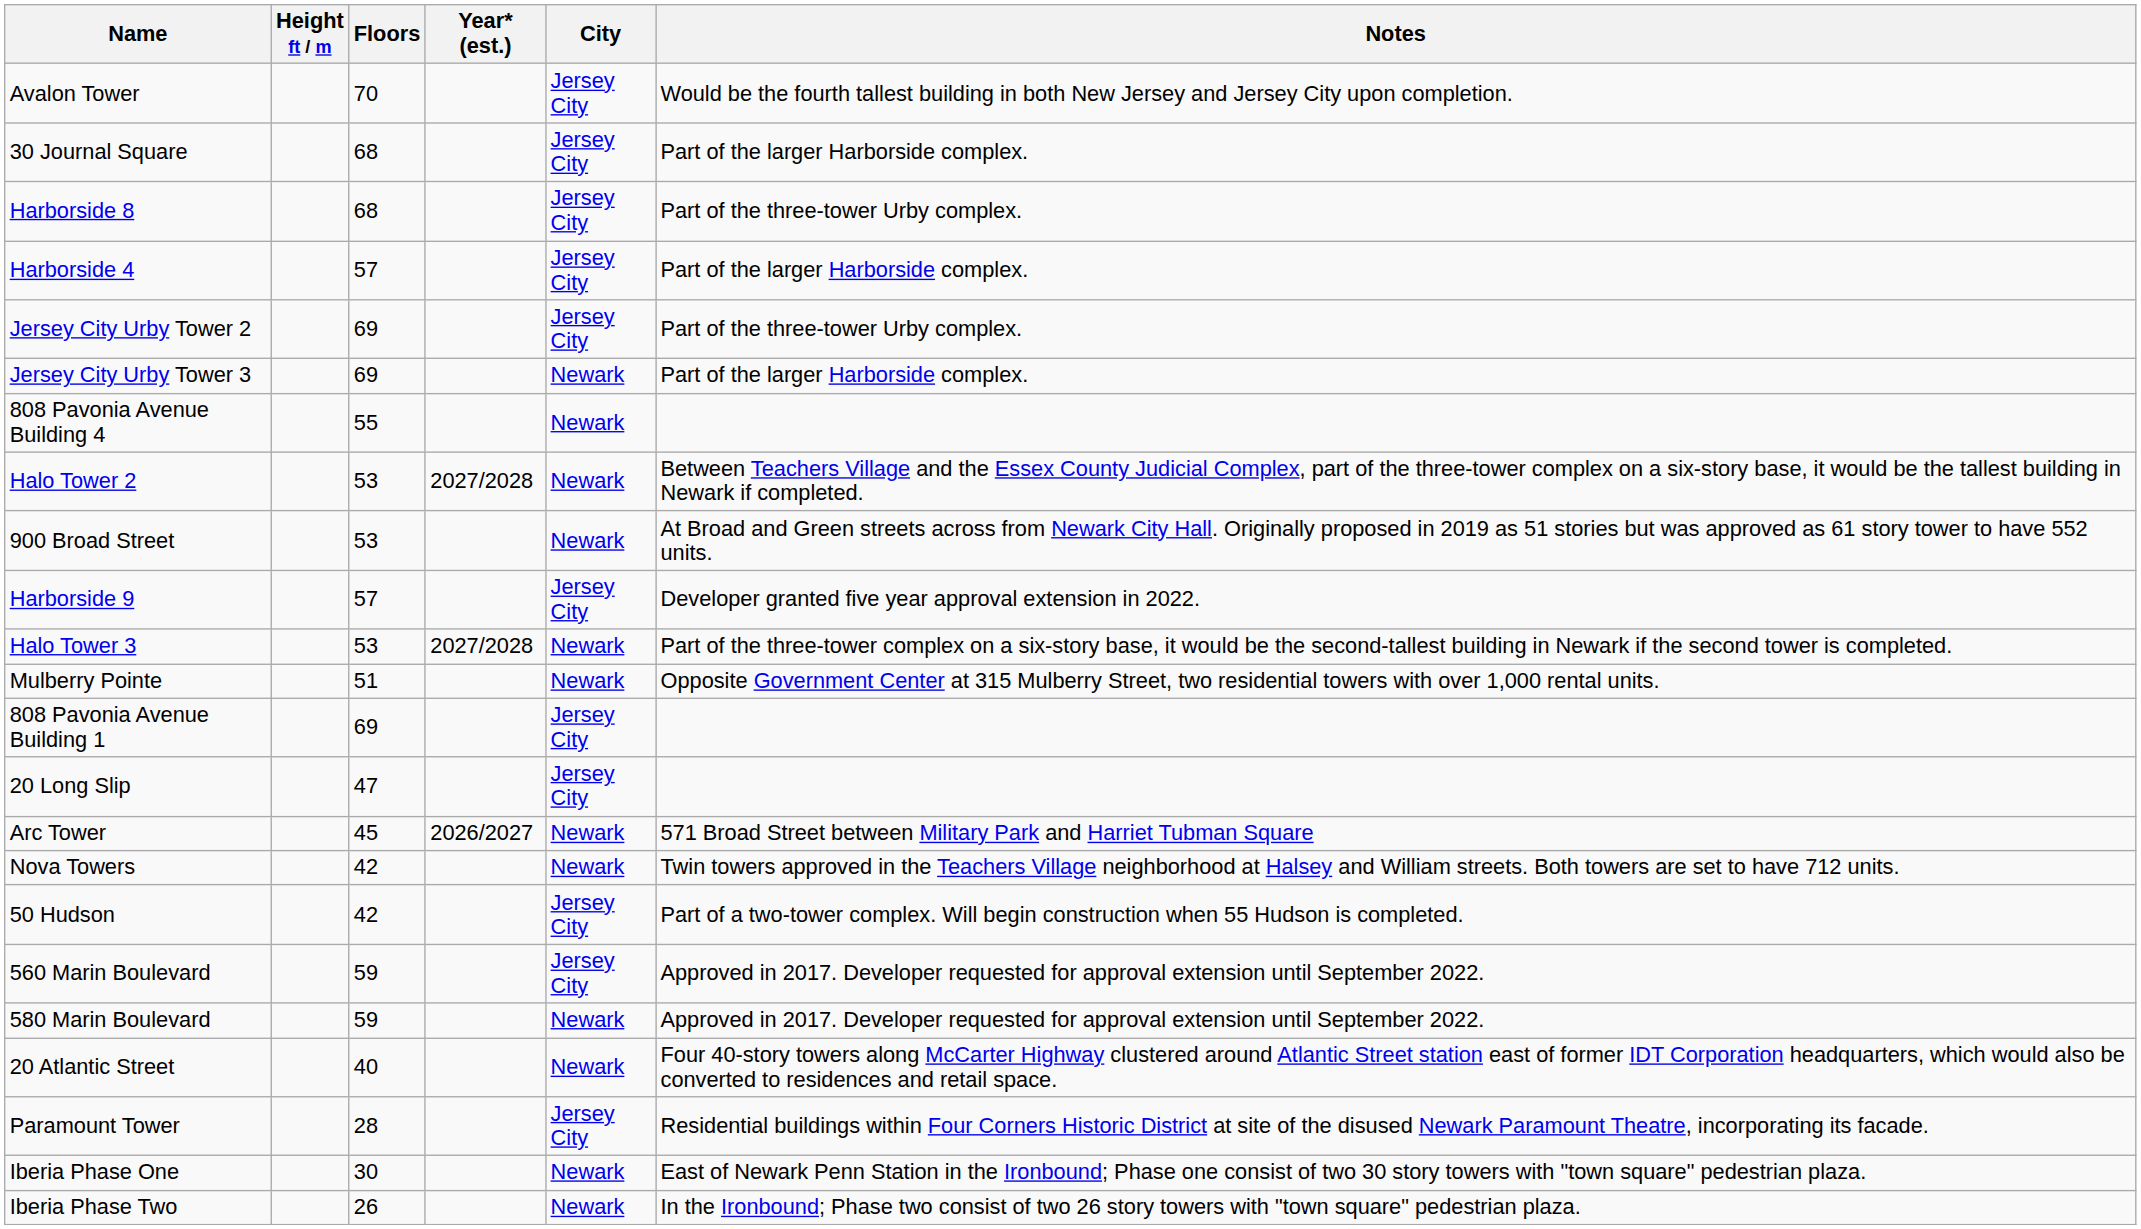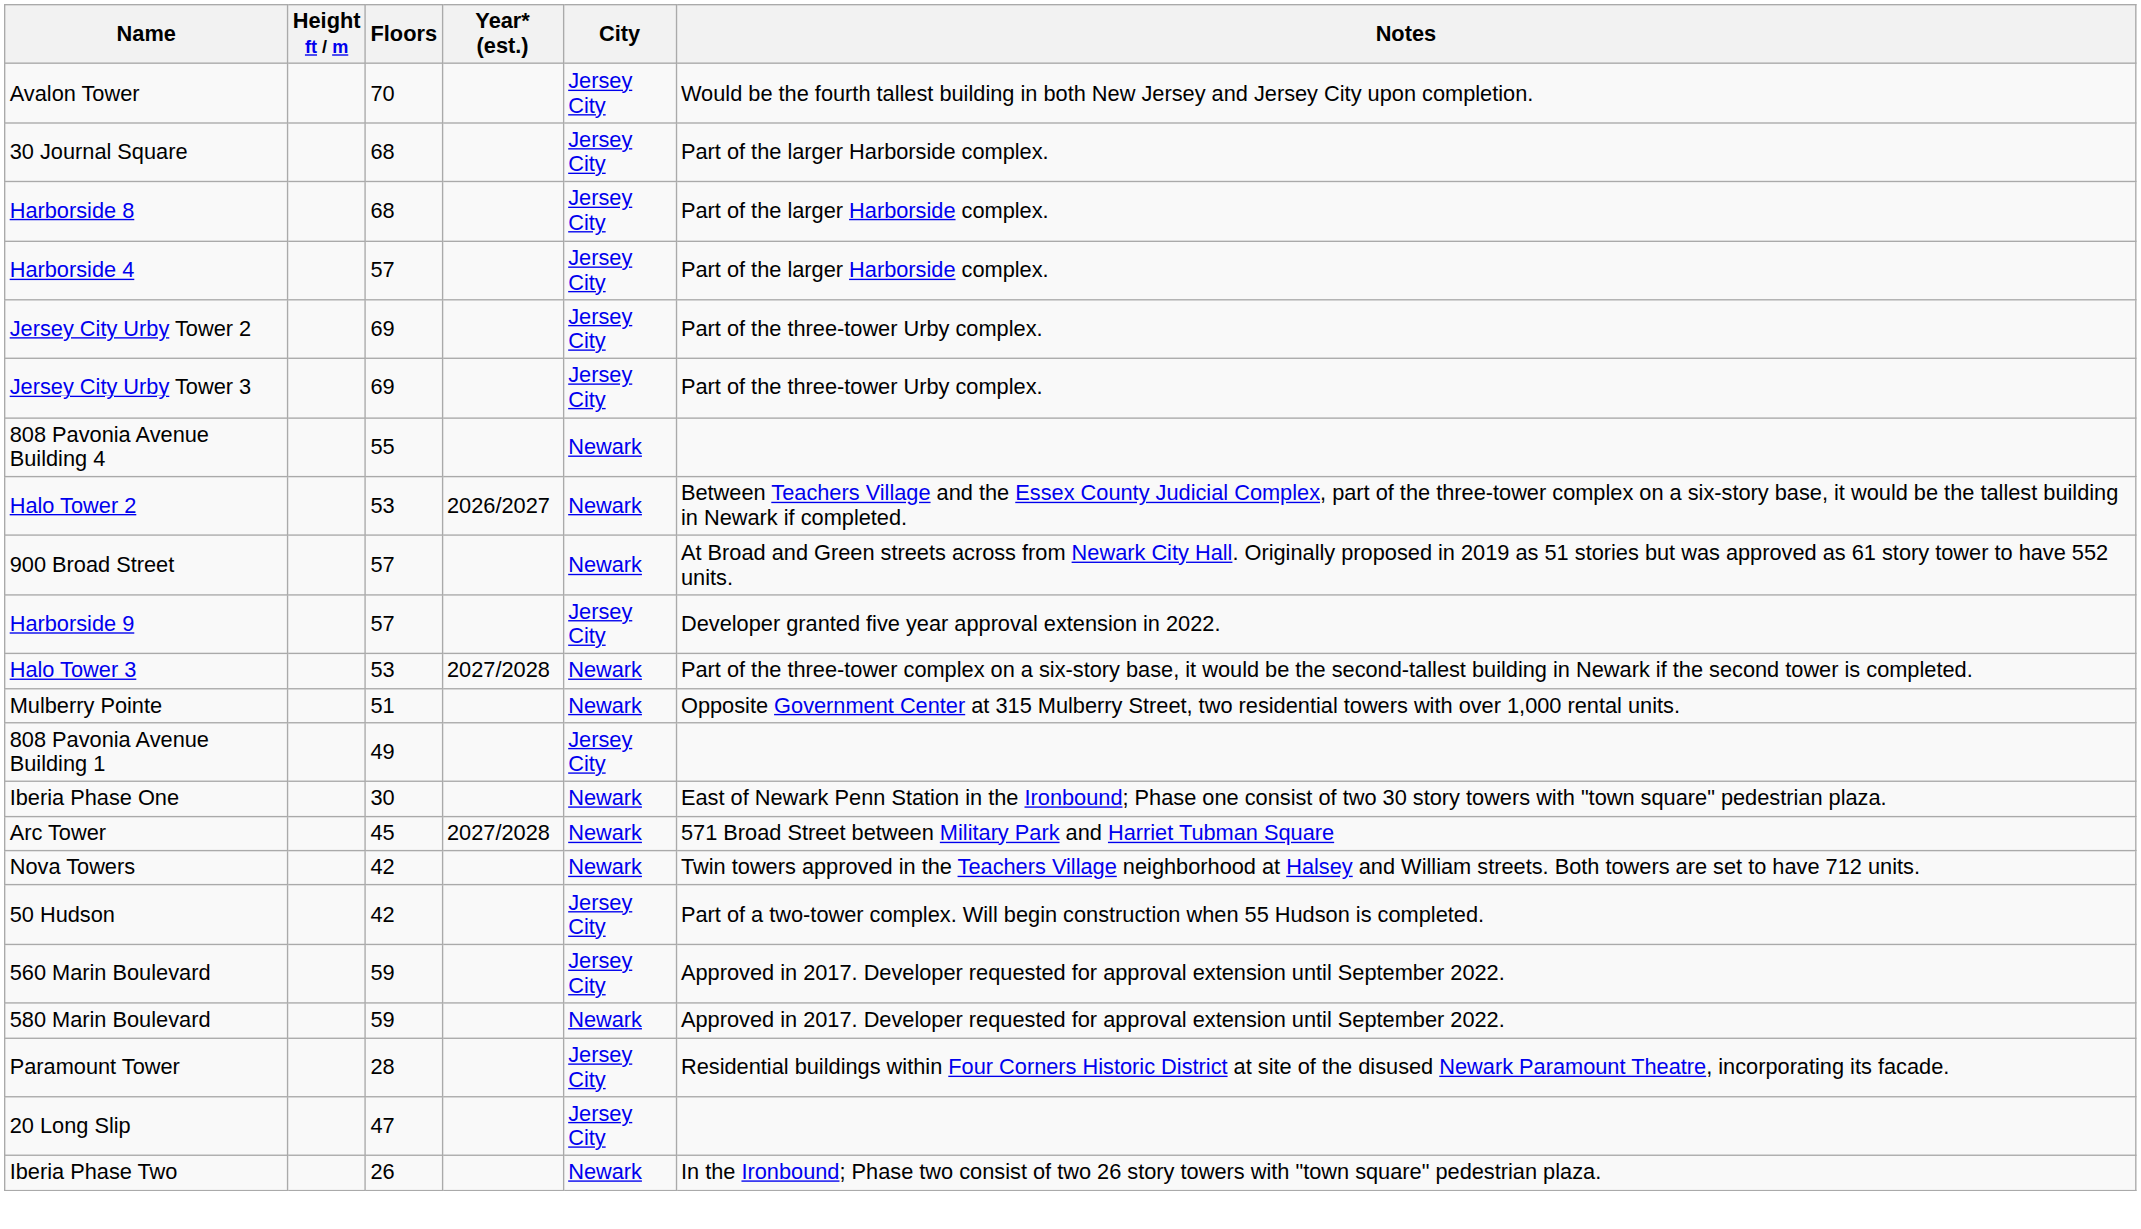(841, 210) Part of the three-tower Urby complex. -> (865, 210) Part of the larger Harborside complex.
(587, 375) Newark -> (600, 387) Jersey City
(844, 375) Part of the larger Harborside complex. -> (862, 387) Part of the three-tower Urby complex.
(482, 481) 2027/2028 -> (498, 505) 2026/2027
(366, 540) 53 -> (383, 564) 57
(366, 727) 69 -> (383, 751) 49
rows swapped: (70, 786) <-> (94, 1172)
(482, 833) 2026/2027 -> (498, 833) 2027/2028
- row: (92, 1066)
